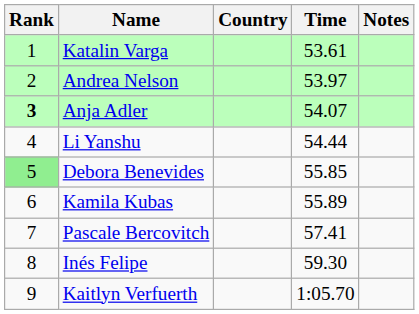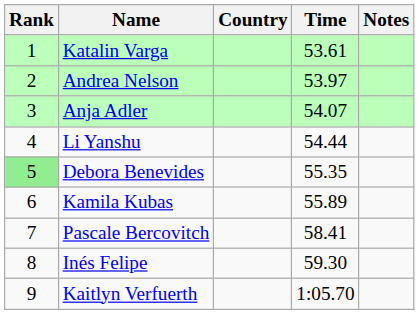(31, 111) bold -> (31, 111) normal
(325, 171) 55.85 -> (325, 171) 55.35
(325, 232) 57.41 -> (325, 232) 58.41
